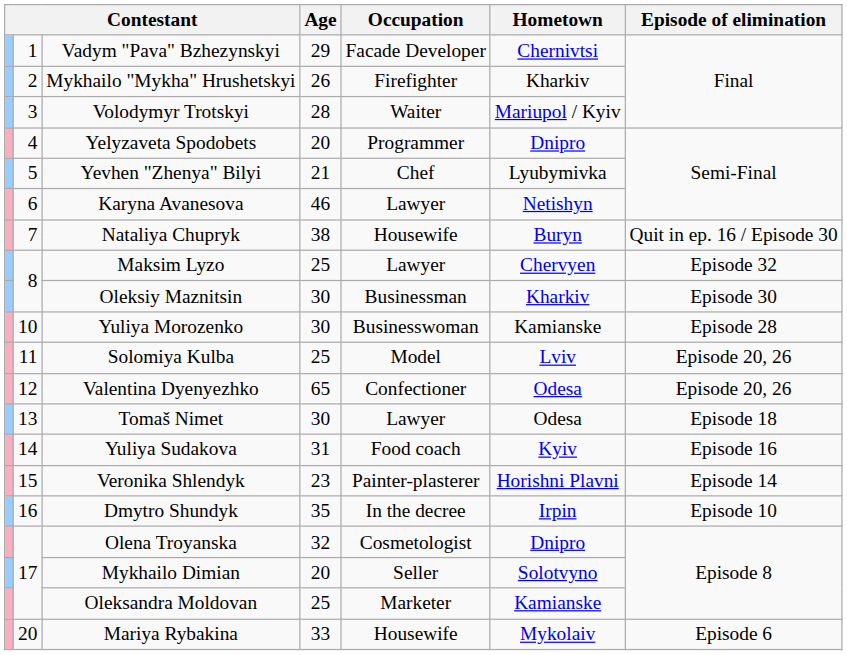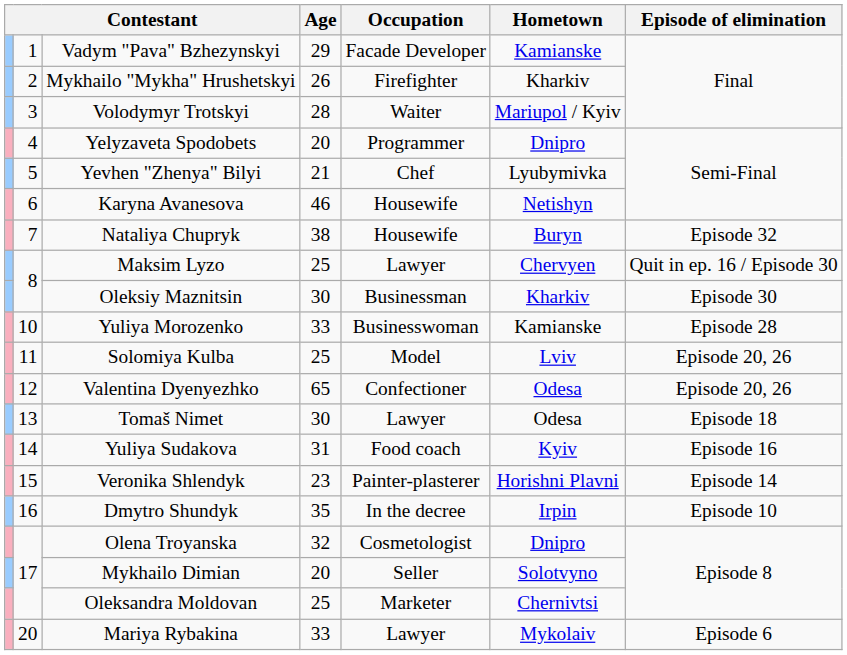(558, 50) Chernivtsi -> (558, 50) Kamianske
(416, 204) Lawyer -> (416, 204) Housewife
(734, 234) Quit in ep. 16 / Episode 30 -> (734, 234) Episode 32
(734, 265) Episode 32 -> (734, 265) Quit in ep. 16 / Episode 30
(321, 326) 30 -> (321, 326) 33
(558, 603) Kamianske -> (558, 603) Chernivtsi
(416, 633) Housewife -> (416, 633) Lawyer
